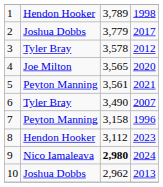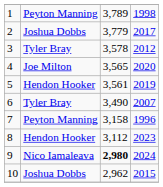(59, 13) Hendon Hooker -> (60, 13) Peyton Manning
(60, 84) Peyton Manning -> (59, 84) Hendon Hooker
(144, 84) 2021 -> (144, 84) 2019
(144, 173) 2013 -> (144, 173) 2015
